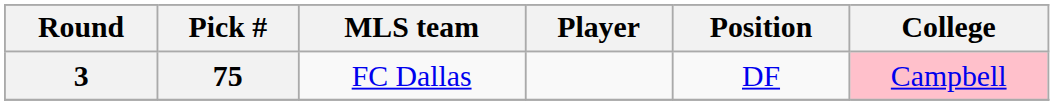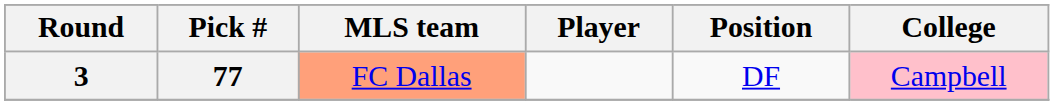(228, 75) 75 -> (228, 75) 77
(412, 75) no background -> (412, 75) lightsalmon background
